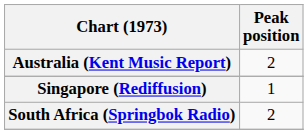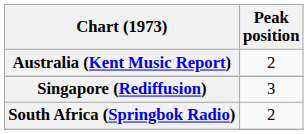(271, 89) 1 -> (271, 89) 3
